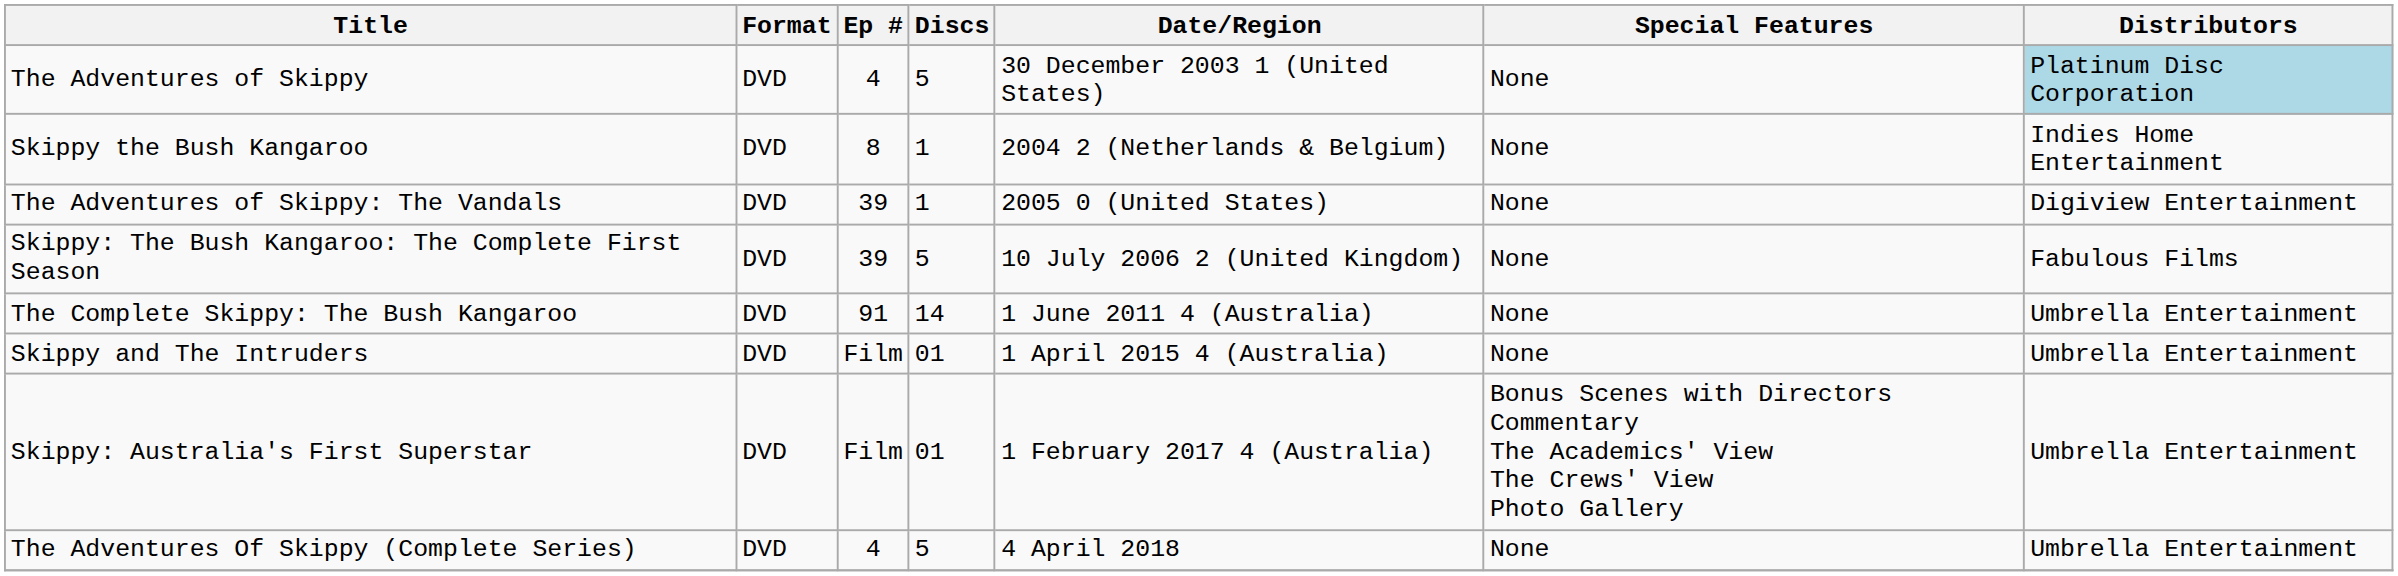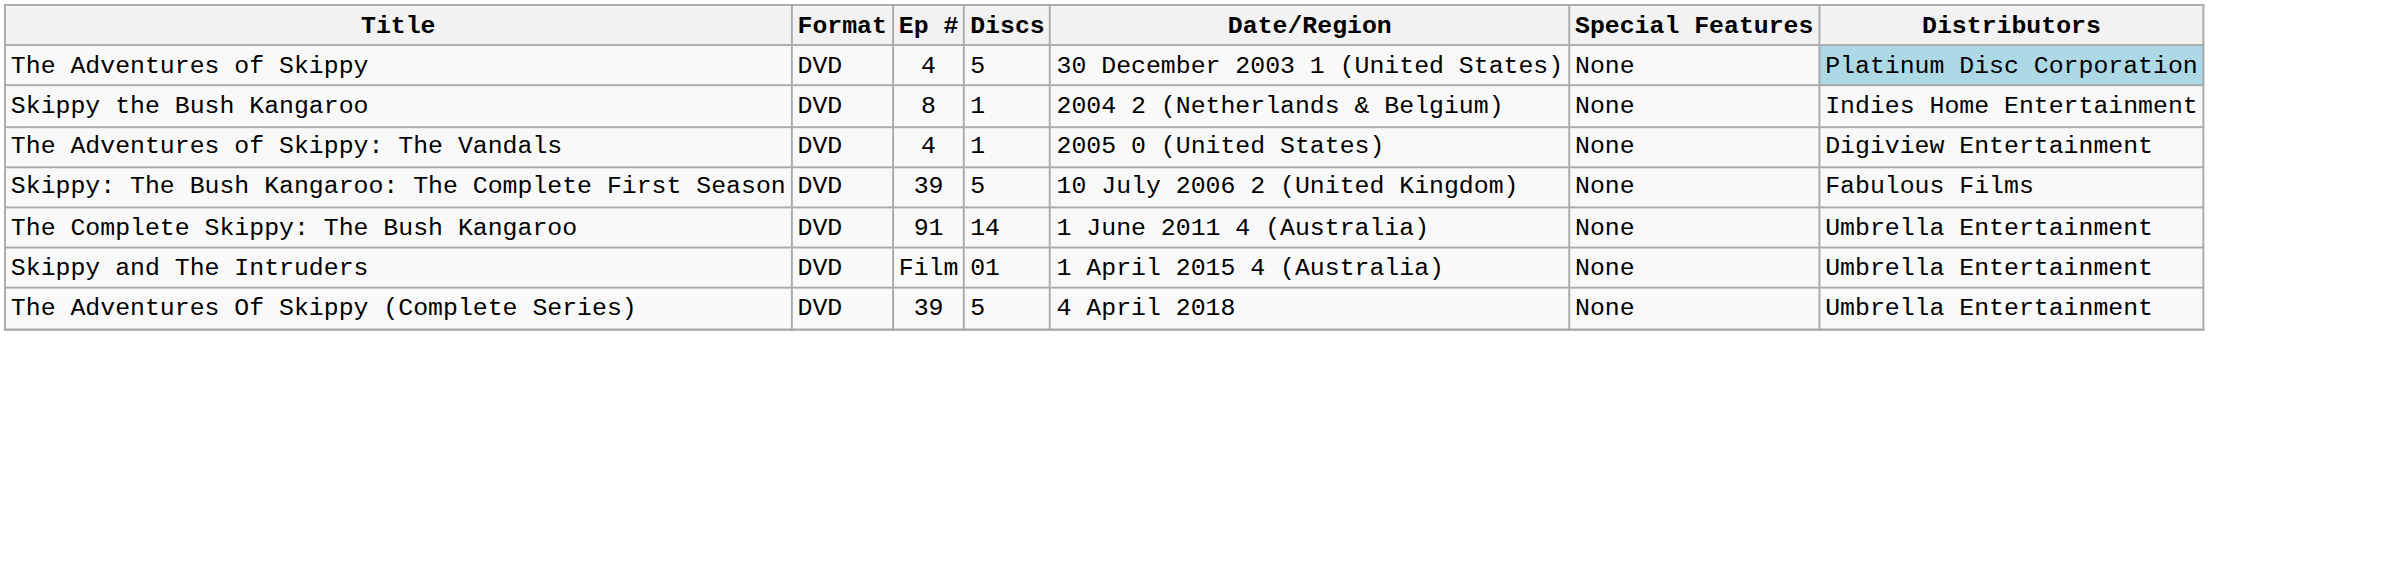(873, 204) 39 -> (929, 147) 4
- row: (272, 452)
(873, 549) 4 -> (929, 308) 39
